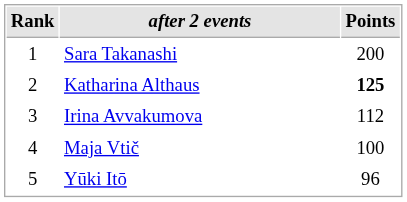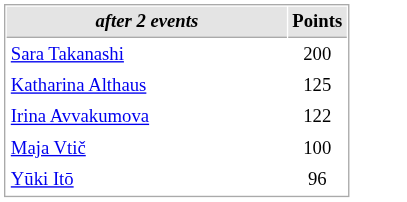- column: (33, 21)
(370, 85) bold -> (317, 85) normal
(370, 116) 112 -> (317, 116) 122
